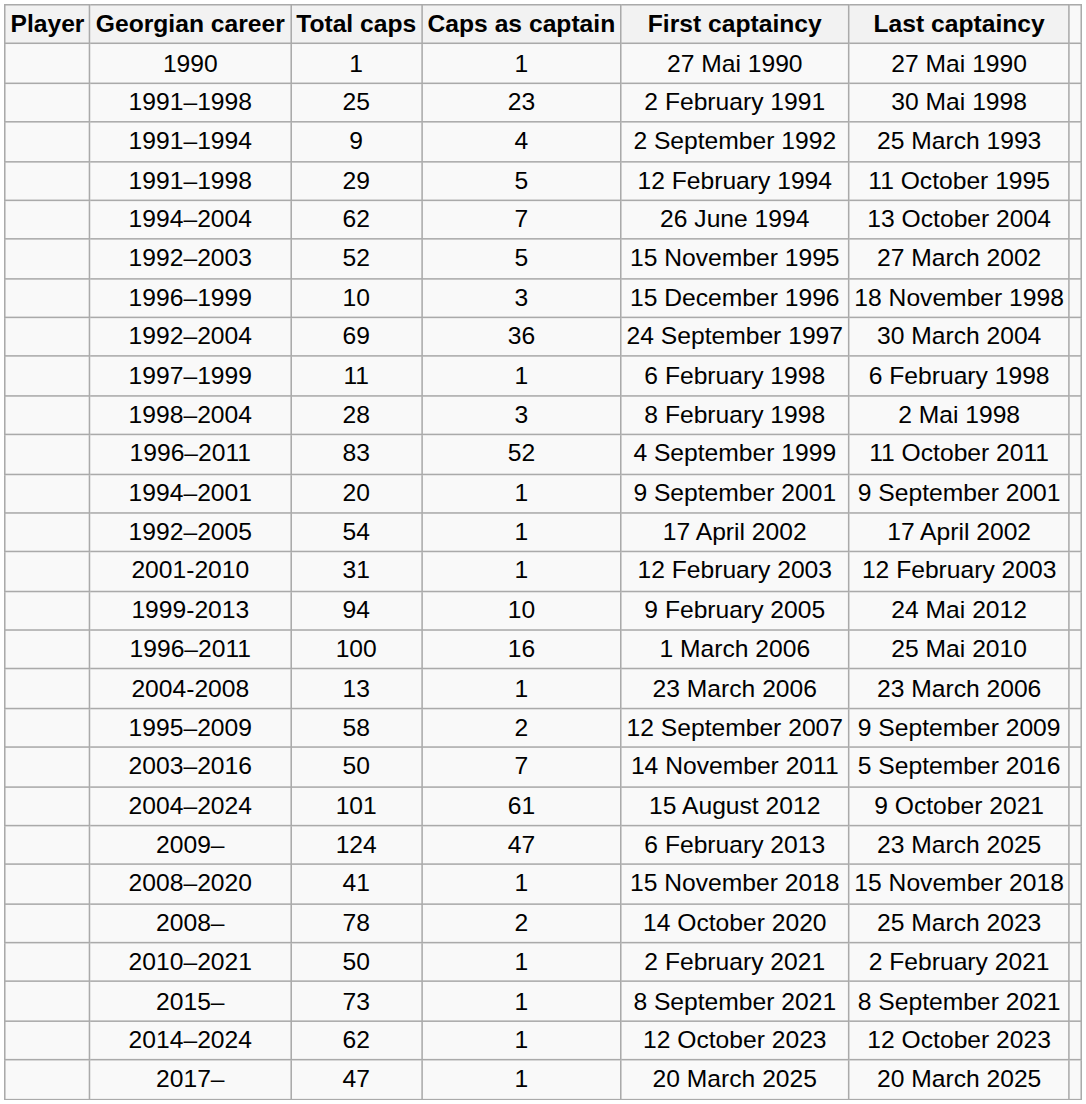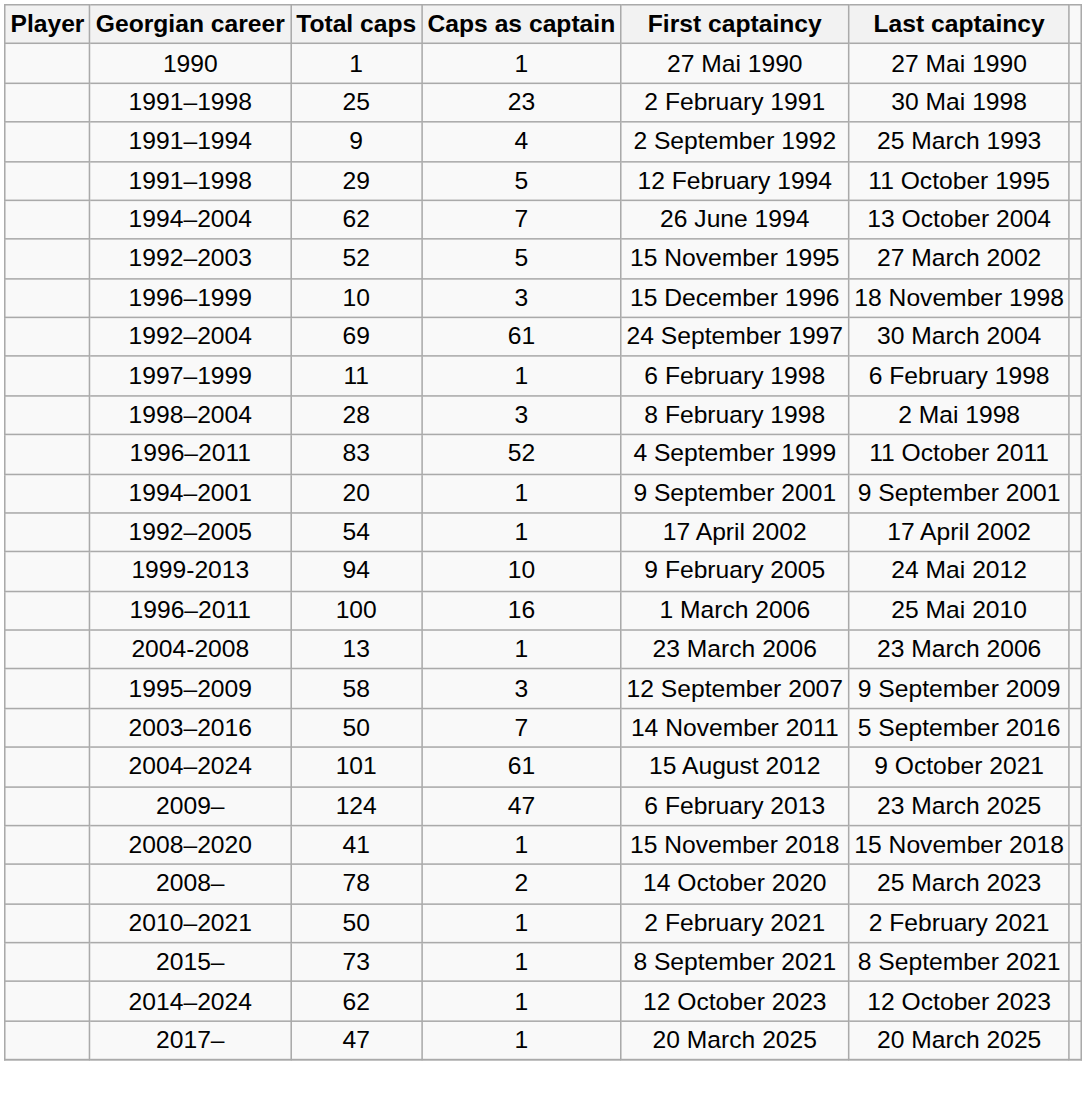(521, 336) 36 -> (521, 336) 61
- row: (190, 571)
(521, 727) 2 -> (521, 688) 3
